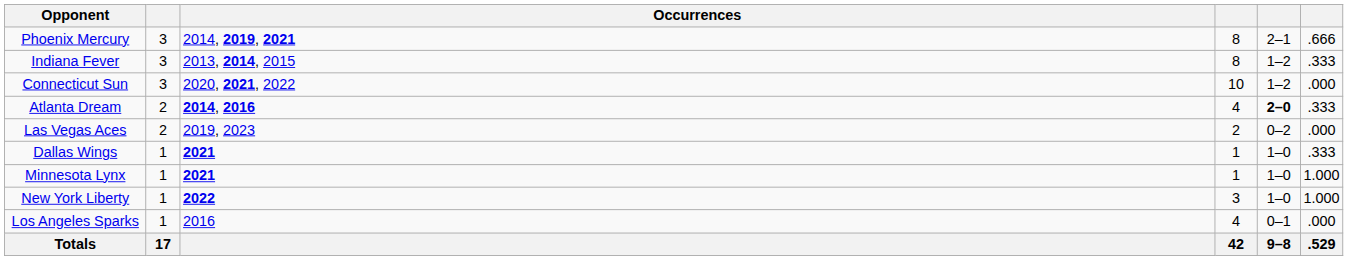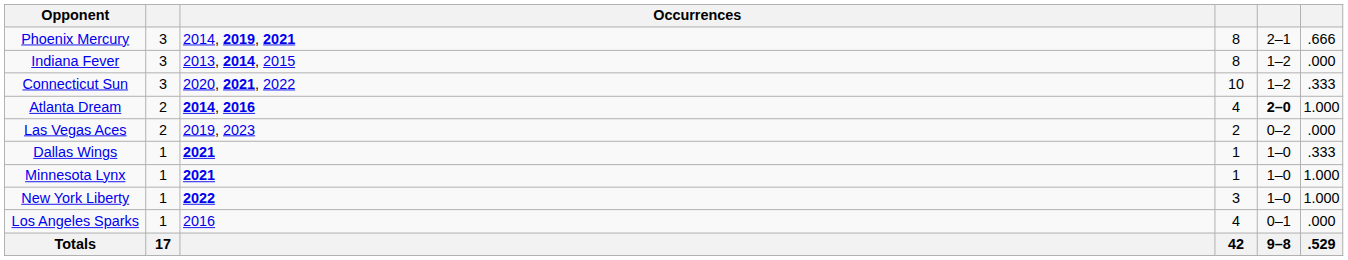(1321, 61) .333 -> (1321, 61) .000
(1321, 84) .000 -> (1321, 84) .333
(1321, 107) .333 -> (1321, 107) 1.000
